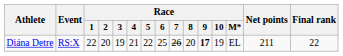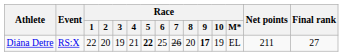(148, 43) normal -> (148, 43) bold
(314, 43) 22 -> (314, 43) 27
